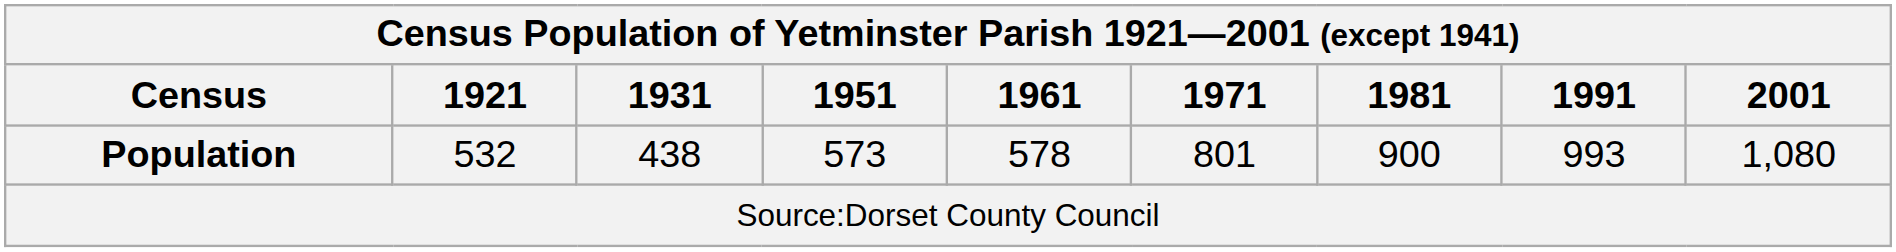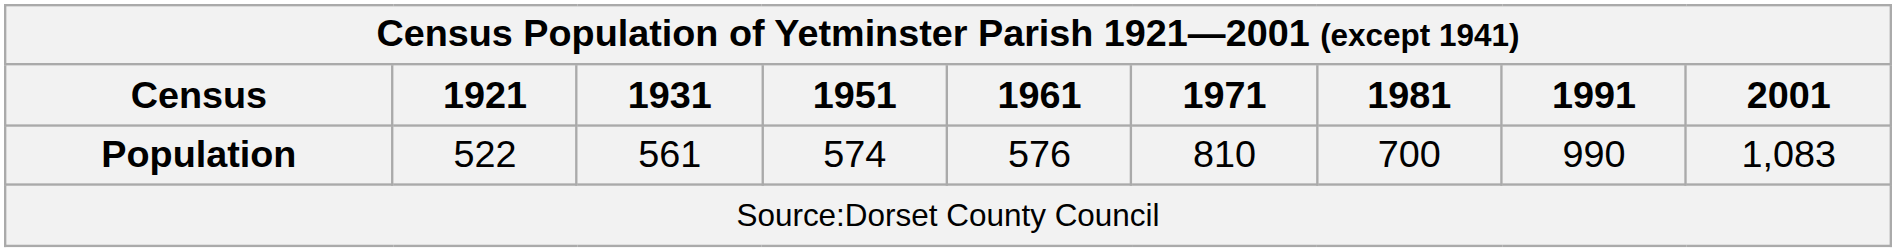(485, 154) 532 -> (485, 154) 522
(670, 154) 438 -> (670, 154) 561
(855, 154) 573 -> (855, 154) 574
(1040, 154) 578 -> (1040, 154) 576
(1224, 154) 801 -> (1224, 154) 810
(1409, 154) 900 -> (1409, 154) 700
(1594, 154) 993 -> (1594, 154) 990
(1789, 154) 1,080 -> (1789, 154) 1,083
